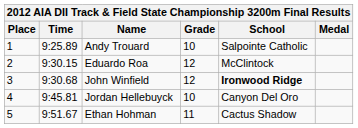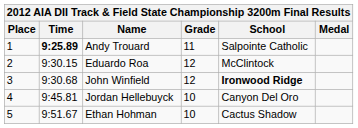(60, 47) normal -> (60, 47) bold
(189, 47) 10 -> (189, 47) 11
(189, 115) 11 -> (190, 115) 10
